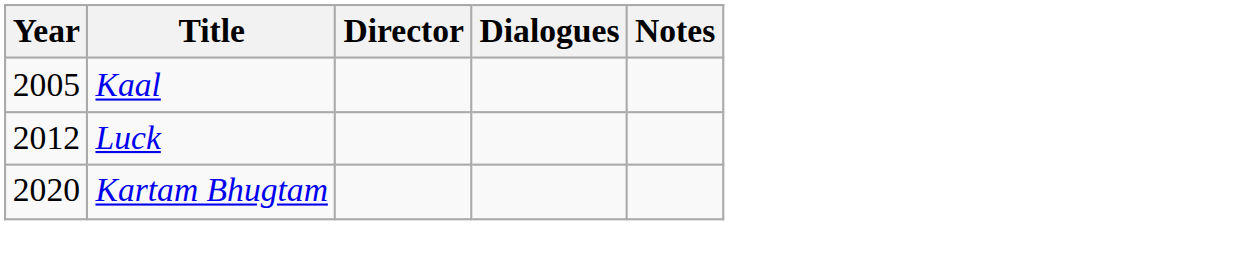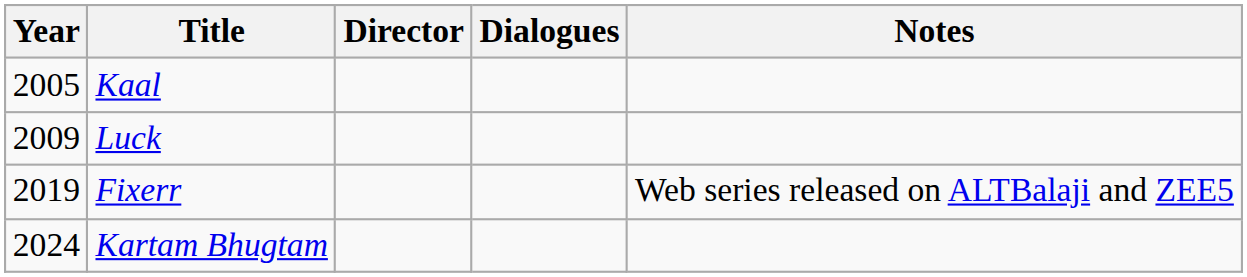(46, 137) 2012 -> (46, 137) 2009
+ row: (138, 191)
(46, 191) 2020 -> (46, 244) 2024
